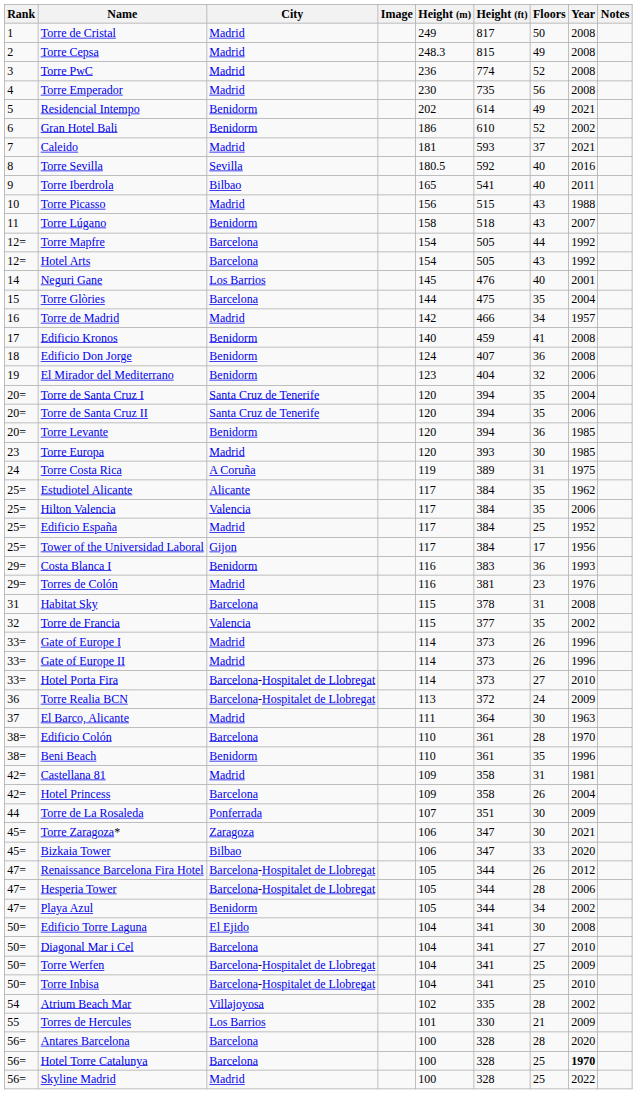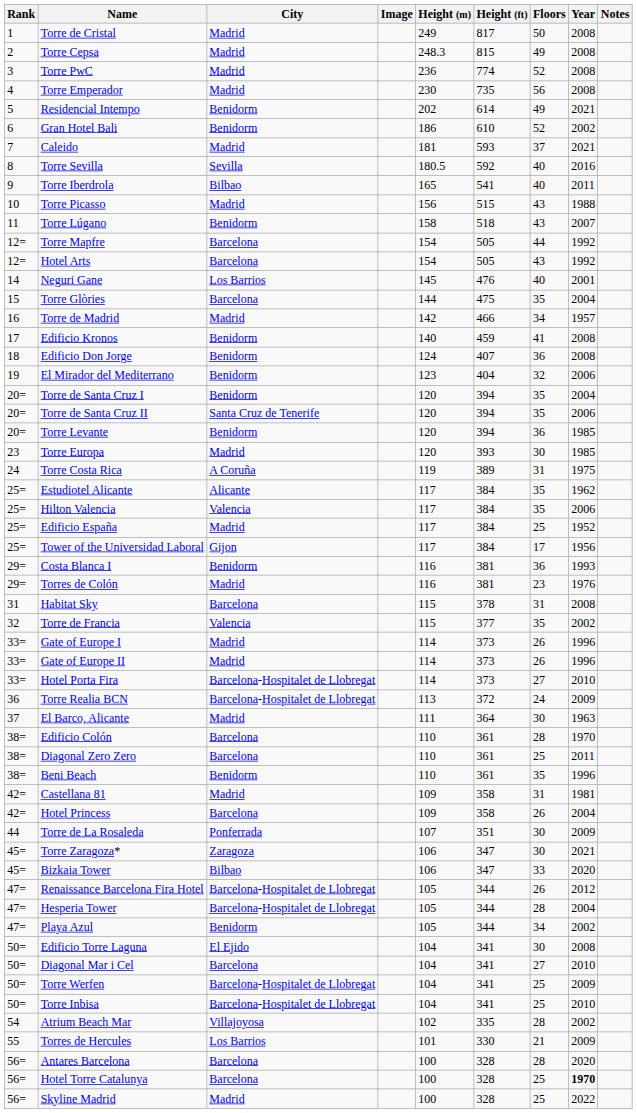(264, 394) Santa Cruz de Tenerife -> (233, 394) Benidorm
(486, 565) 383 -> (486, 565) 381
+ row: (88, 756)
(583, 889) 2006 -> (583, 908) 2004
